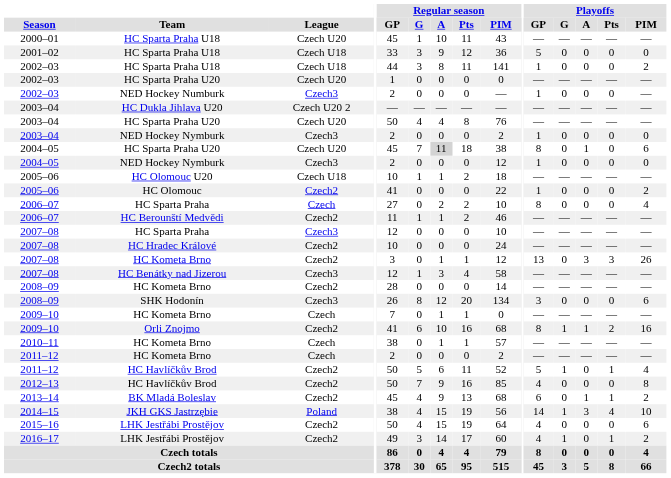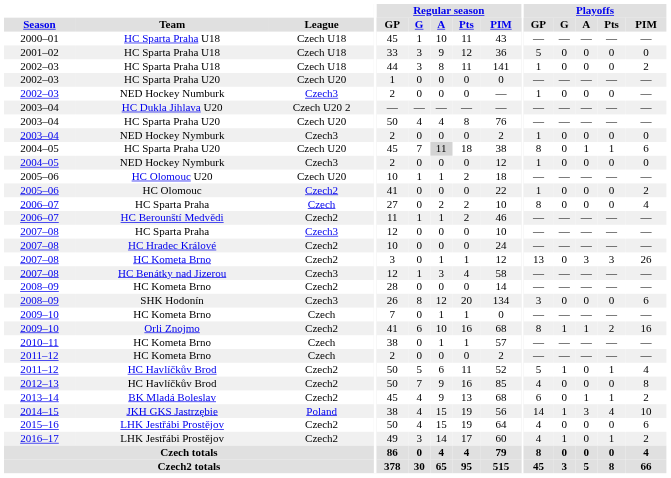(322, 38) Czech U20 -> (322, 38) Czech U18
(612, 149) 0 -> (612, 149) 1
(322, 176) Czech U18 -> (322, 176) Czech U20
